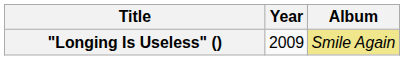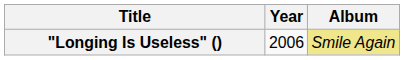(287, 42) 2009 -> (287, 42) 2006
